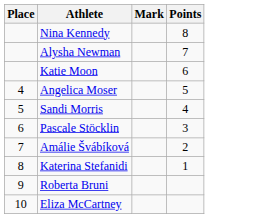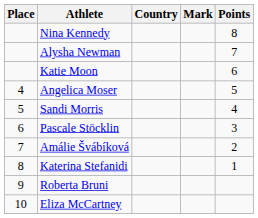+ column: (156, 14)
